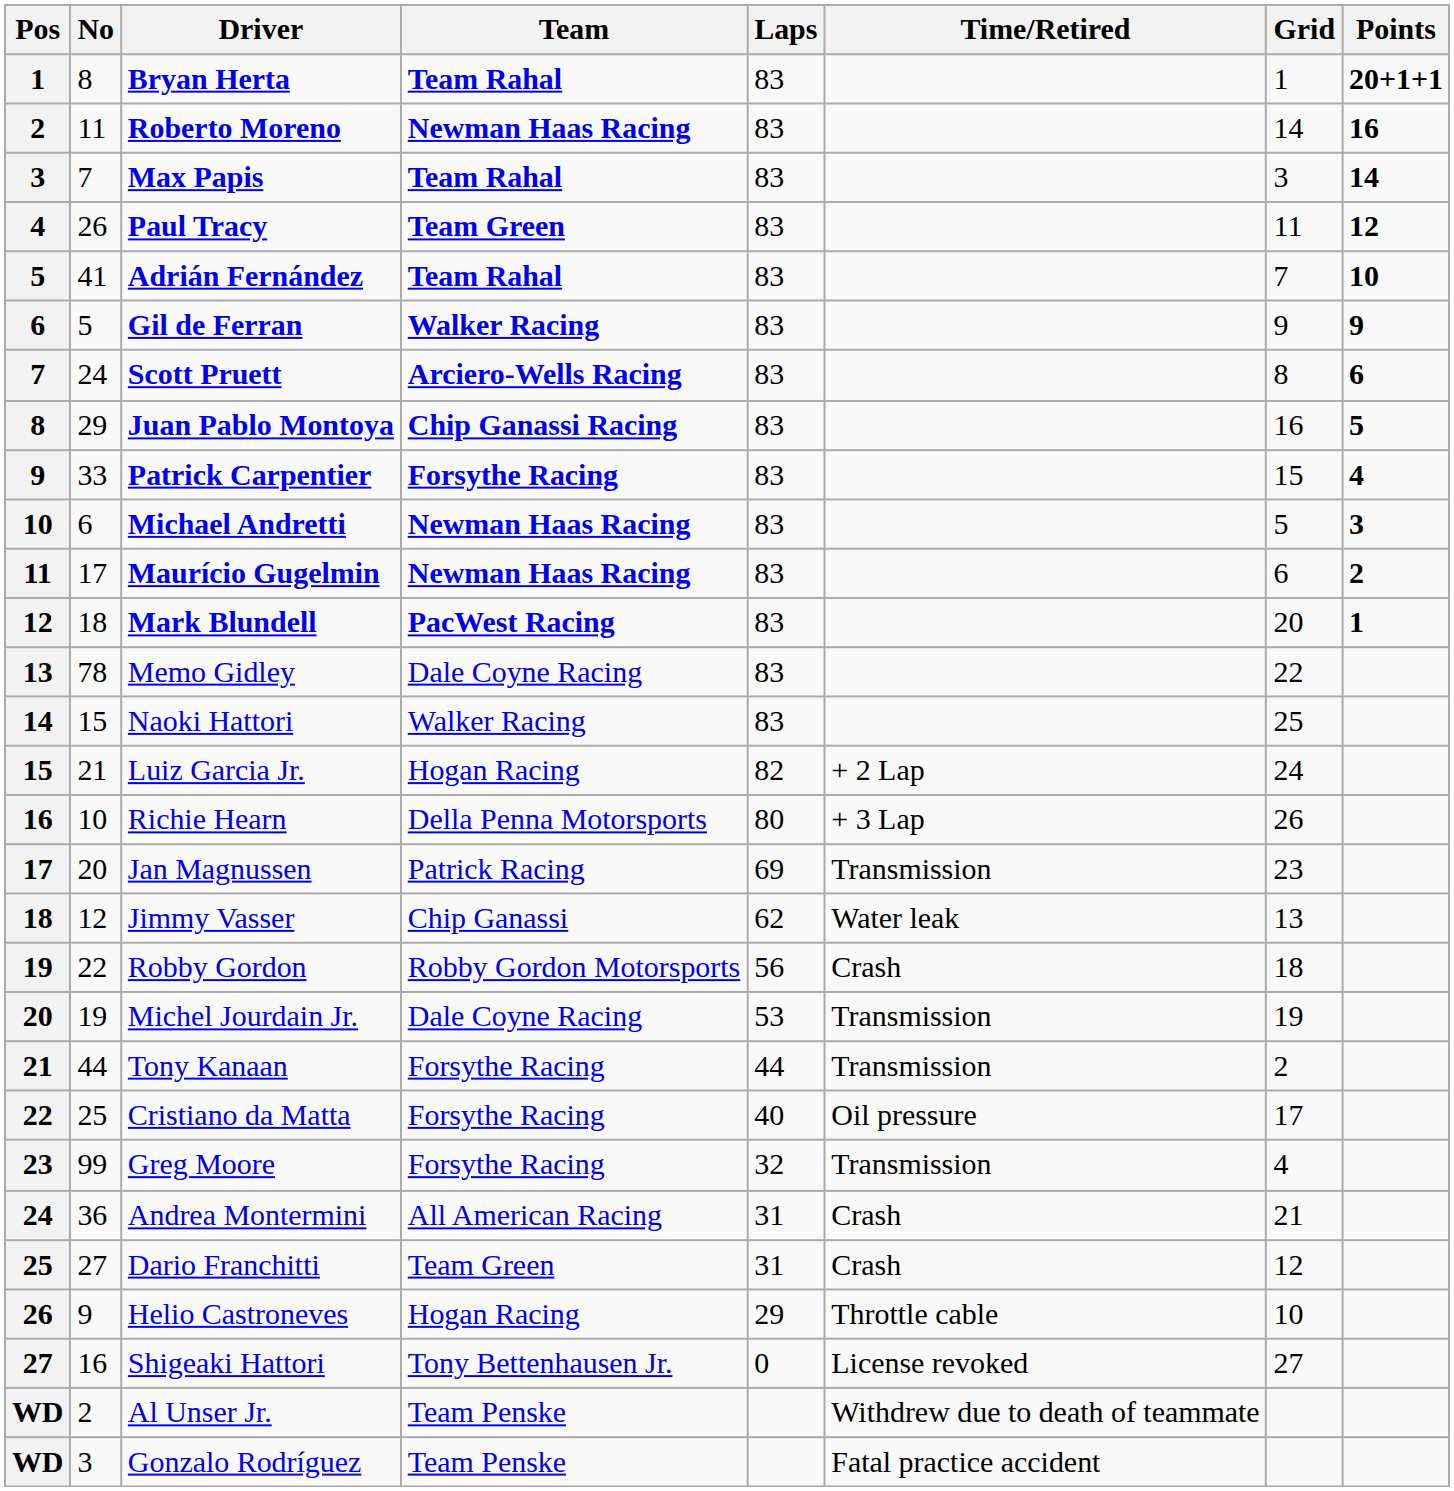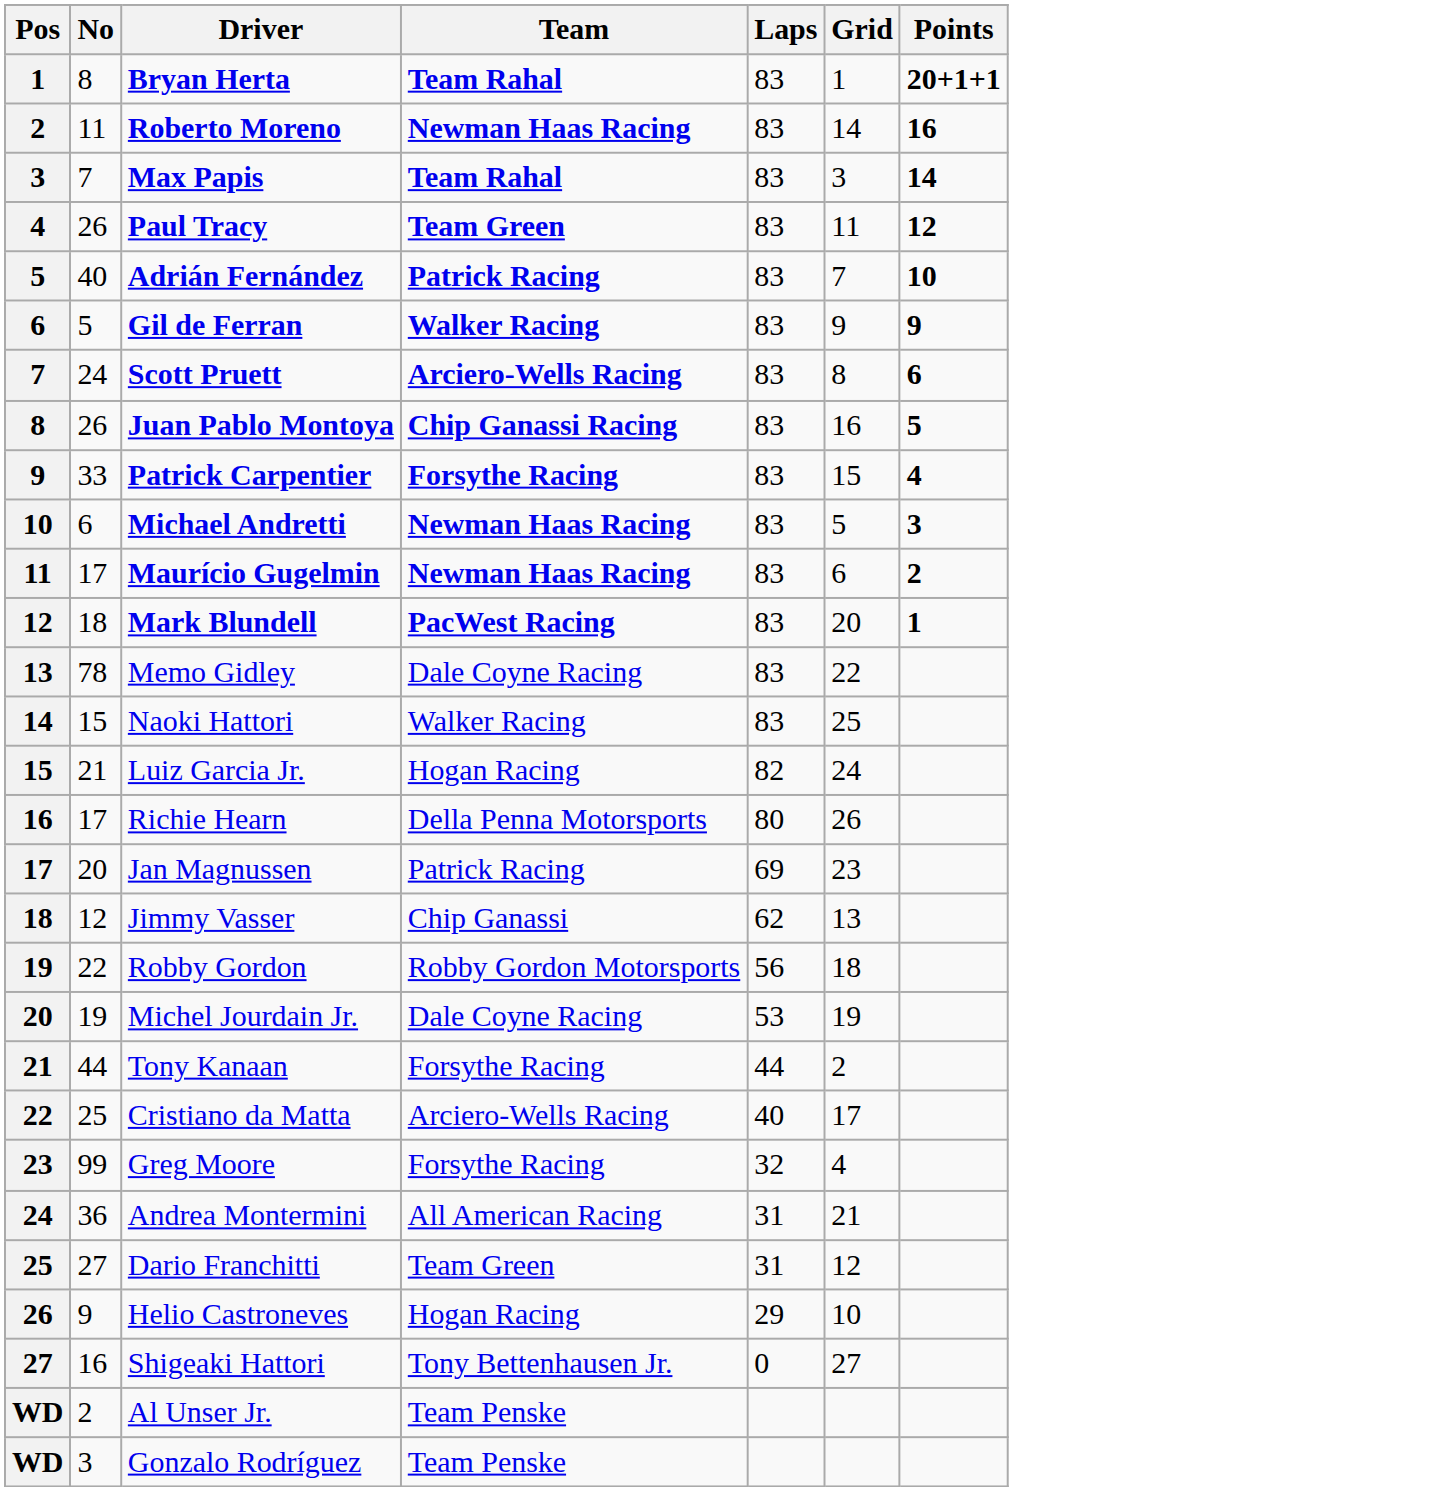- column: (1045, 29)
(92, 276) 41 -> (92, 276) 40
(485, 276) Team Rahal -> (504, 276) Patrick Racing
(92, 424) 29 -> (92, 424) 26
(92, 819) 10 -> (92, 819) 17
(506, 1115) Forsythe Racing -> (538, 1115) Arciero-Wells Racing
